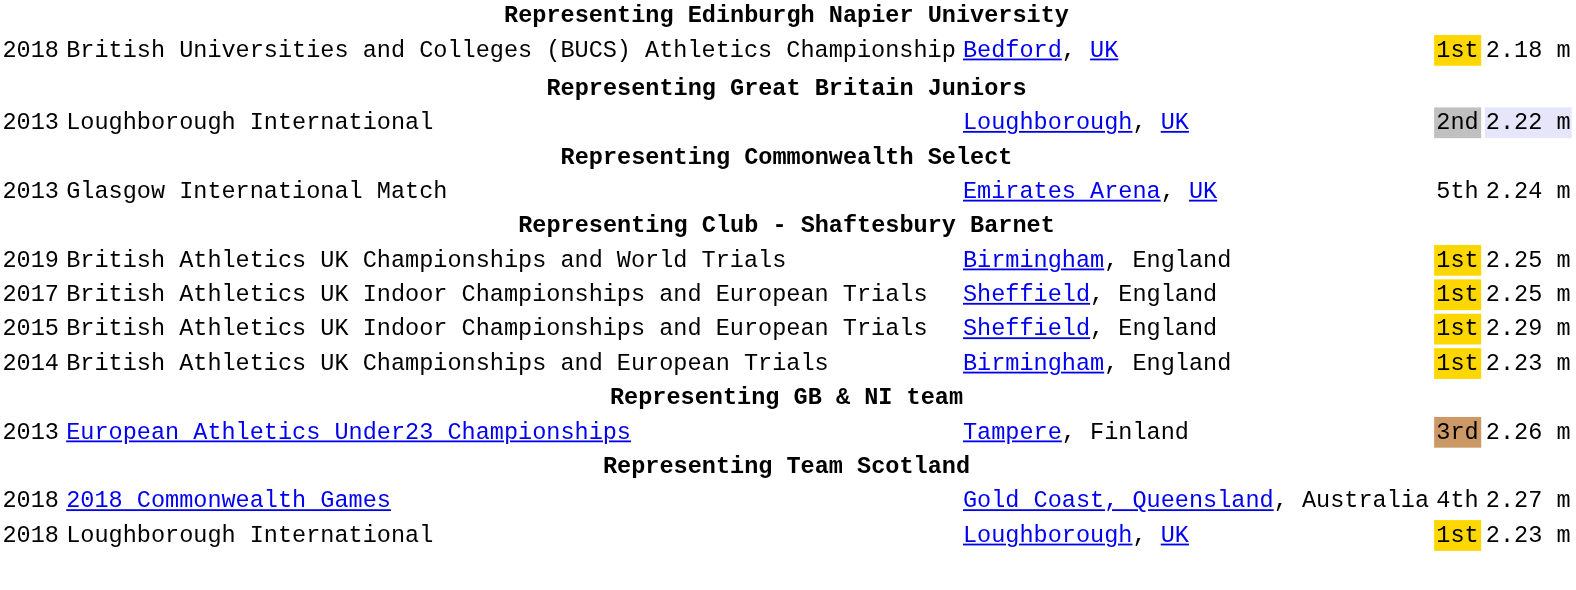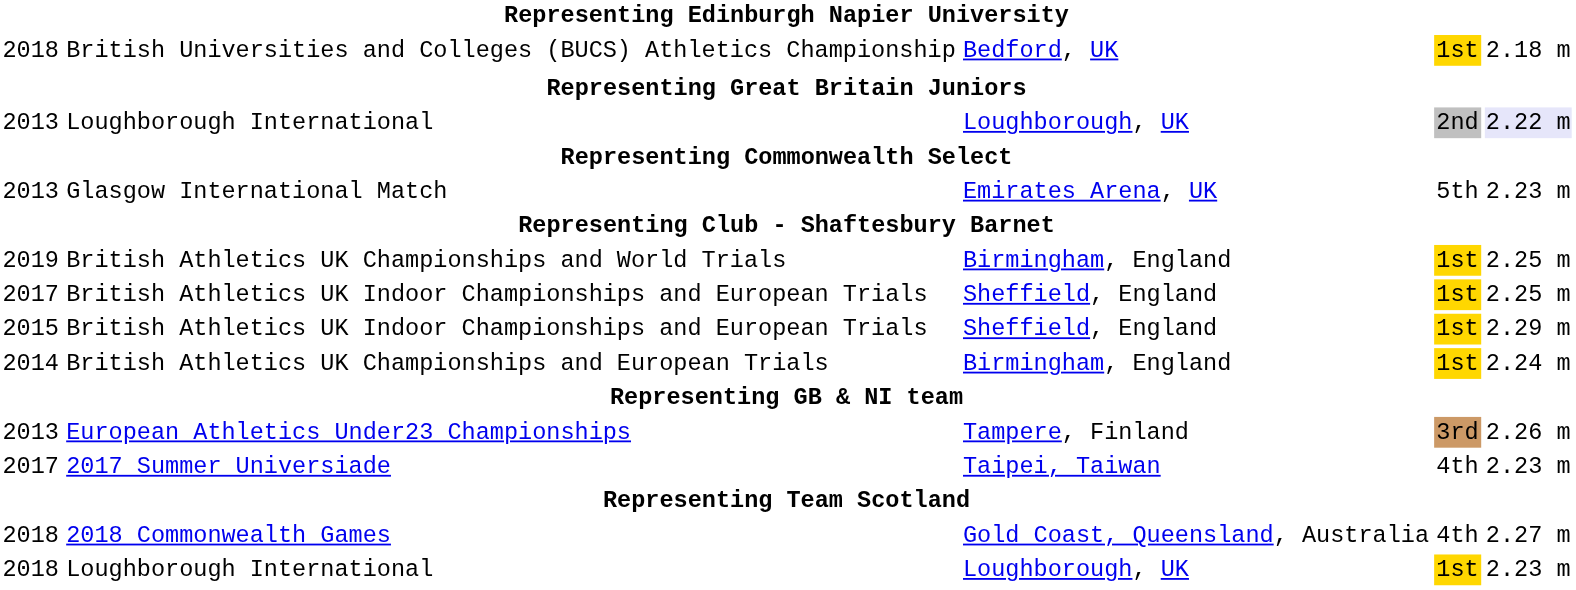(1528, 192) 2.24 m -> (1528, 192) 2.23 m
(1528, 364) 2.23 m -> (1528, 364) 2.24 m
+ row: (31, 467)
